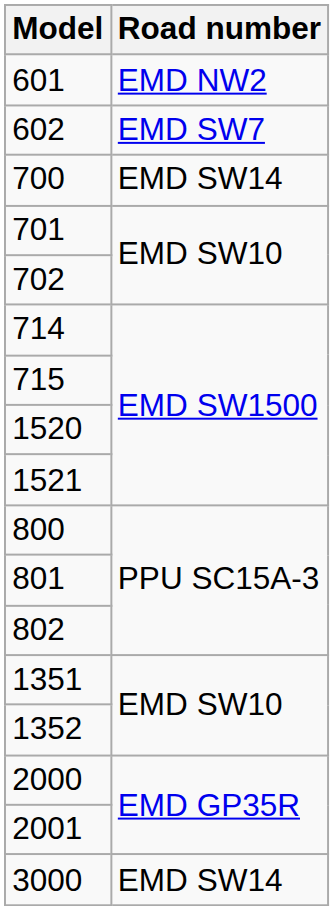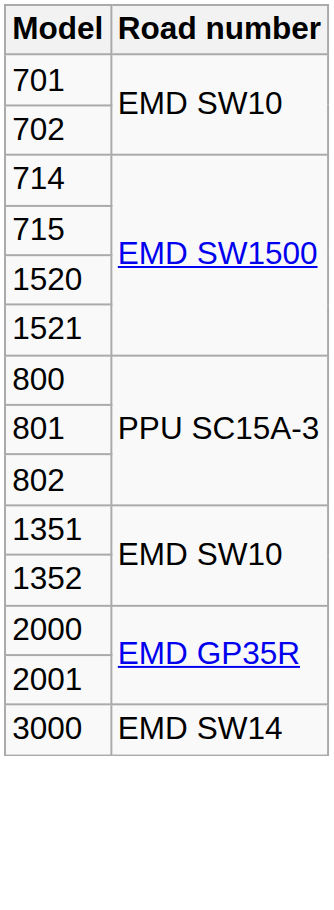- row: (39, 79)
- row: (39, 129)
- row: (39, 179)
